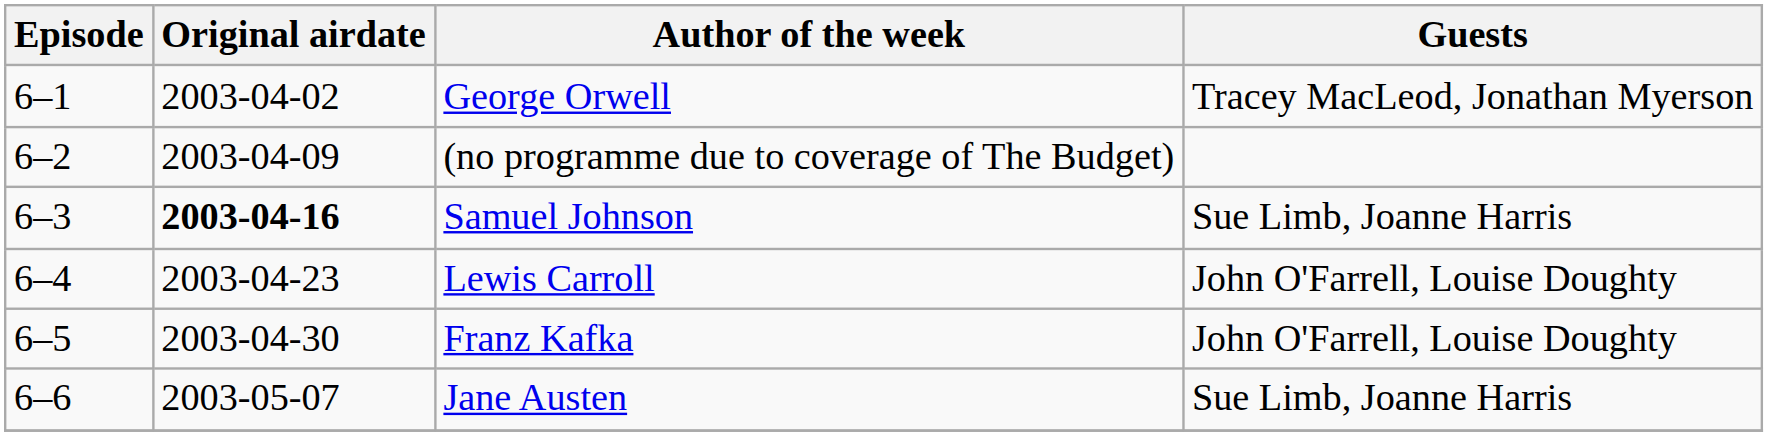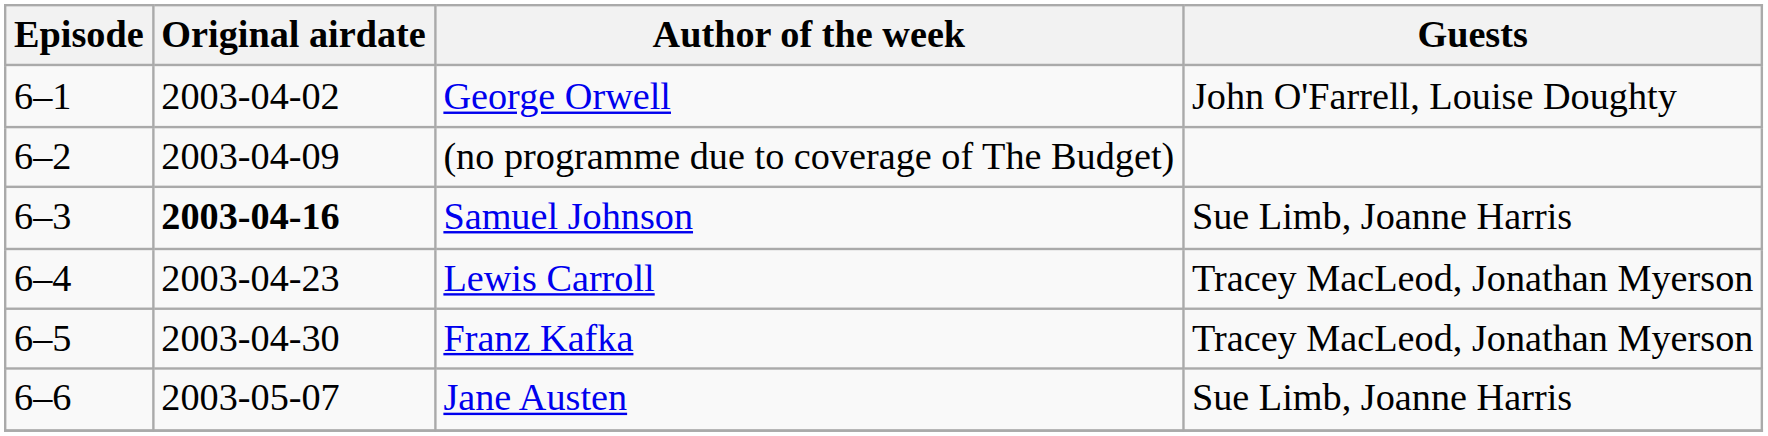(1473, 95) Tracey MacLeod, Jonathan Myerson -> (1434, 95) John O'Farrell, Louise Doughty
(1434, 277) John O'Farrell, Louise Doughty -> (1473, 277) Tracey MacLeod, Jonathan Myerson
(1434, 338) John O'Farrell, Louise Doughty -> (1473, 338) Tracey MacLeod, Jonathan Myerson
